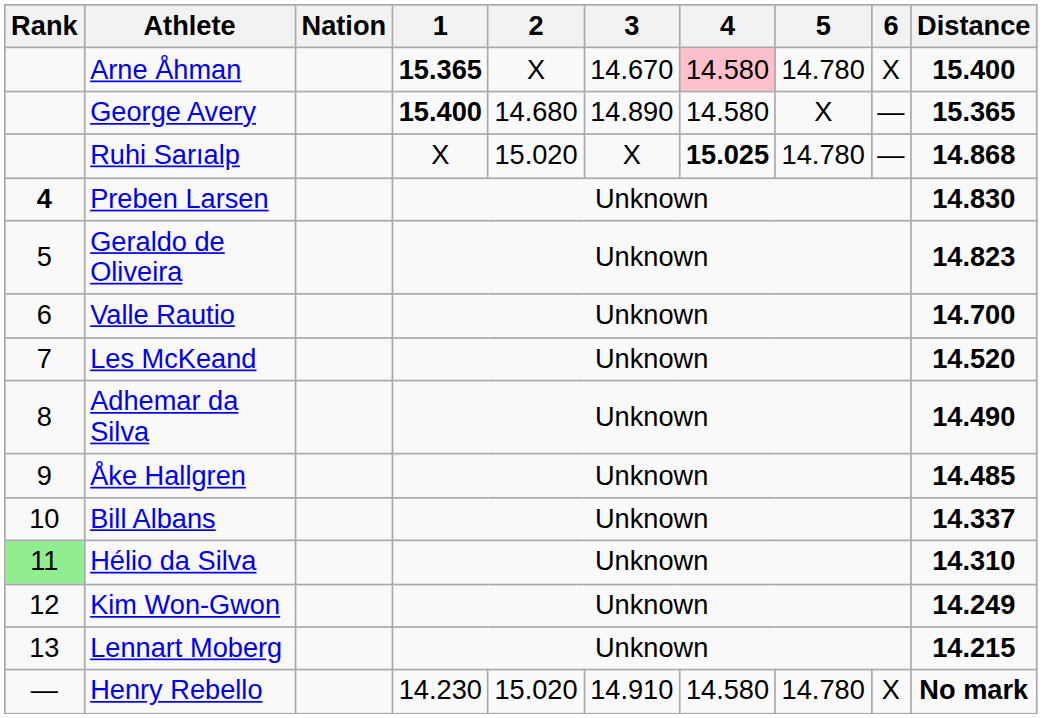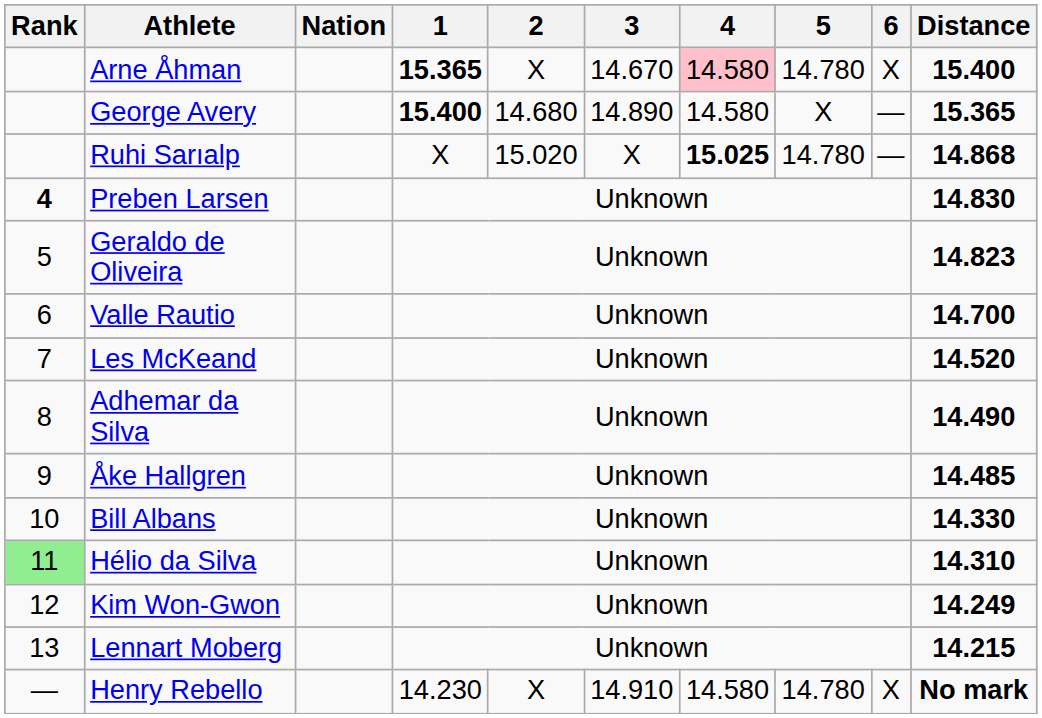(974, 518) 14.337 -> (974, 518) 14.330
(536, 691) 15.020 -> (536, 691) X
